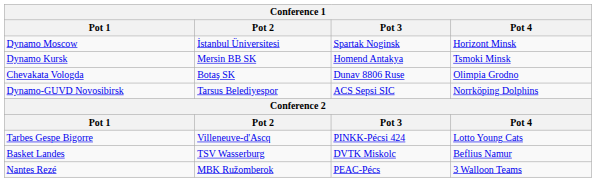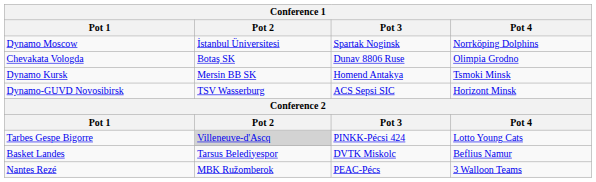(485, 43) Horizont Minsk -> (496, 43) Norrköping Dolphins
rows swapped: (37, 59) <-> (45, 75)
(237, 91) Tarsus Belediyespor -> (231, 91) TSV Wasserburg
(496, 91) Norrköping Dolphins -> (485, 91) Horizont Minsk
(234, 138) no background -> (234, 138) lightgrey background
(231, 153) TSV Wasserburg -> (237, 153) Tarsus Belediyespor
